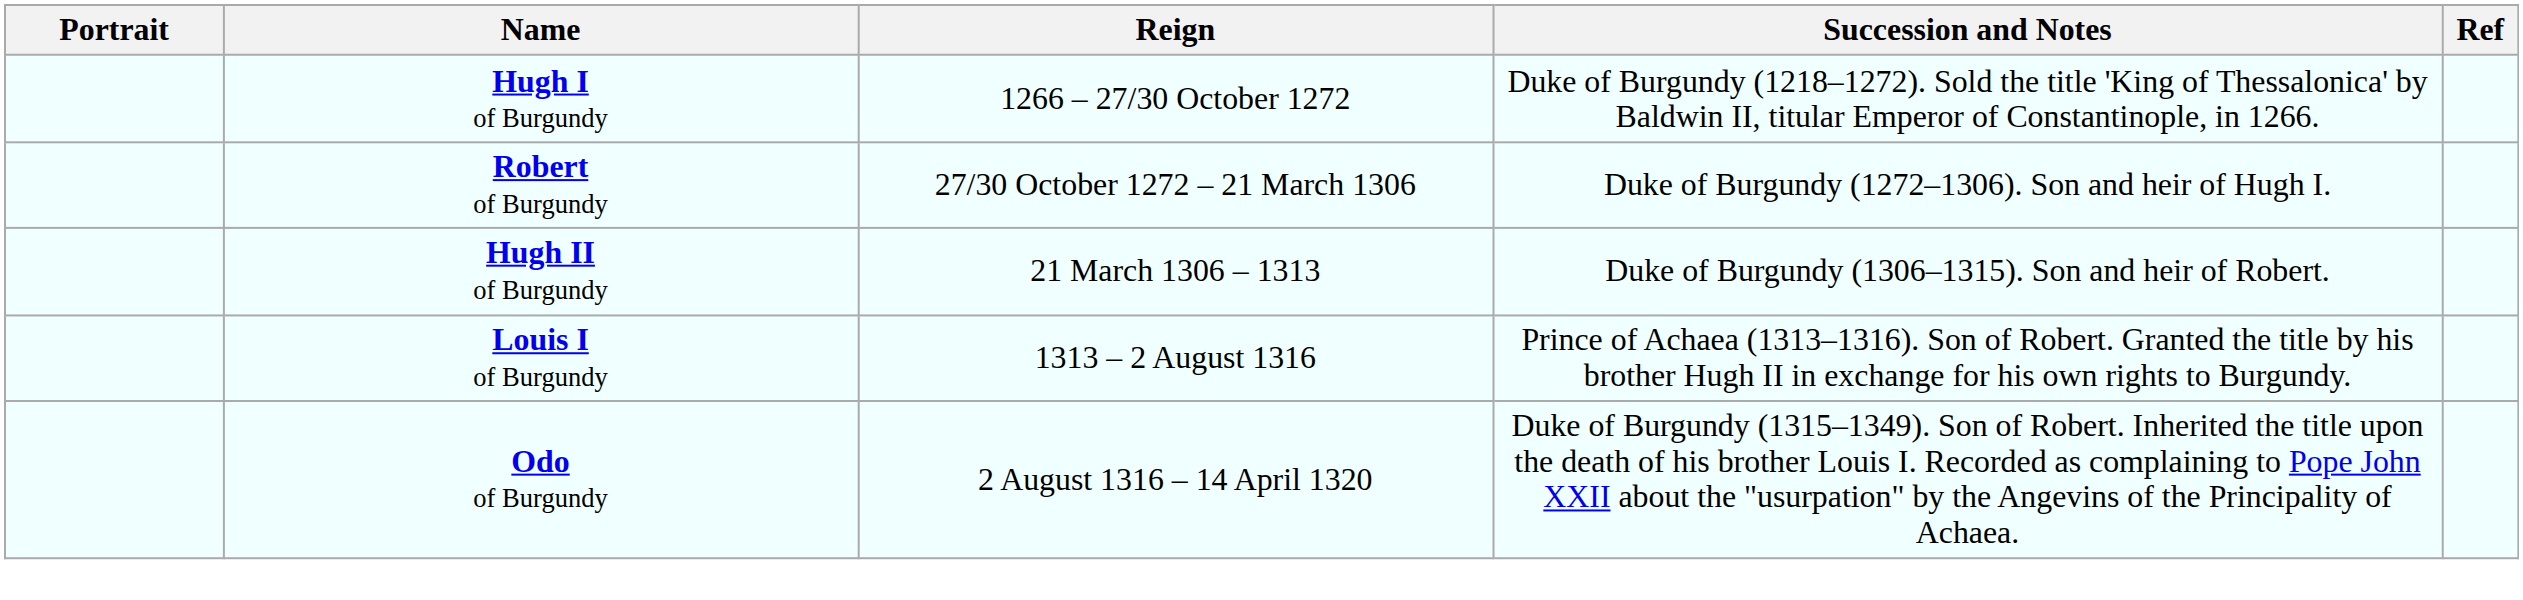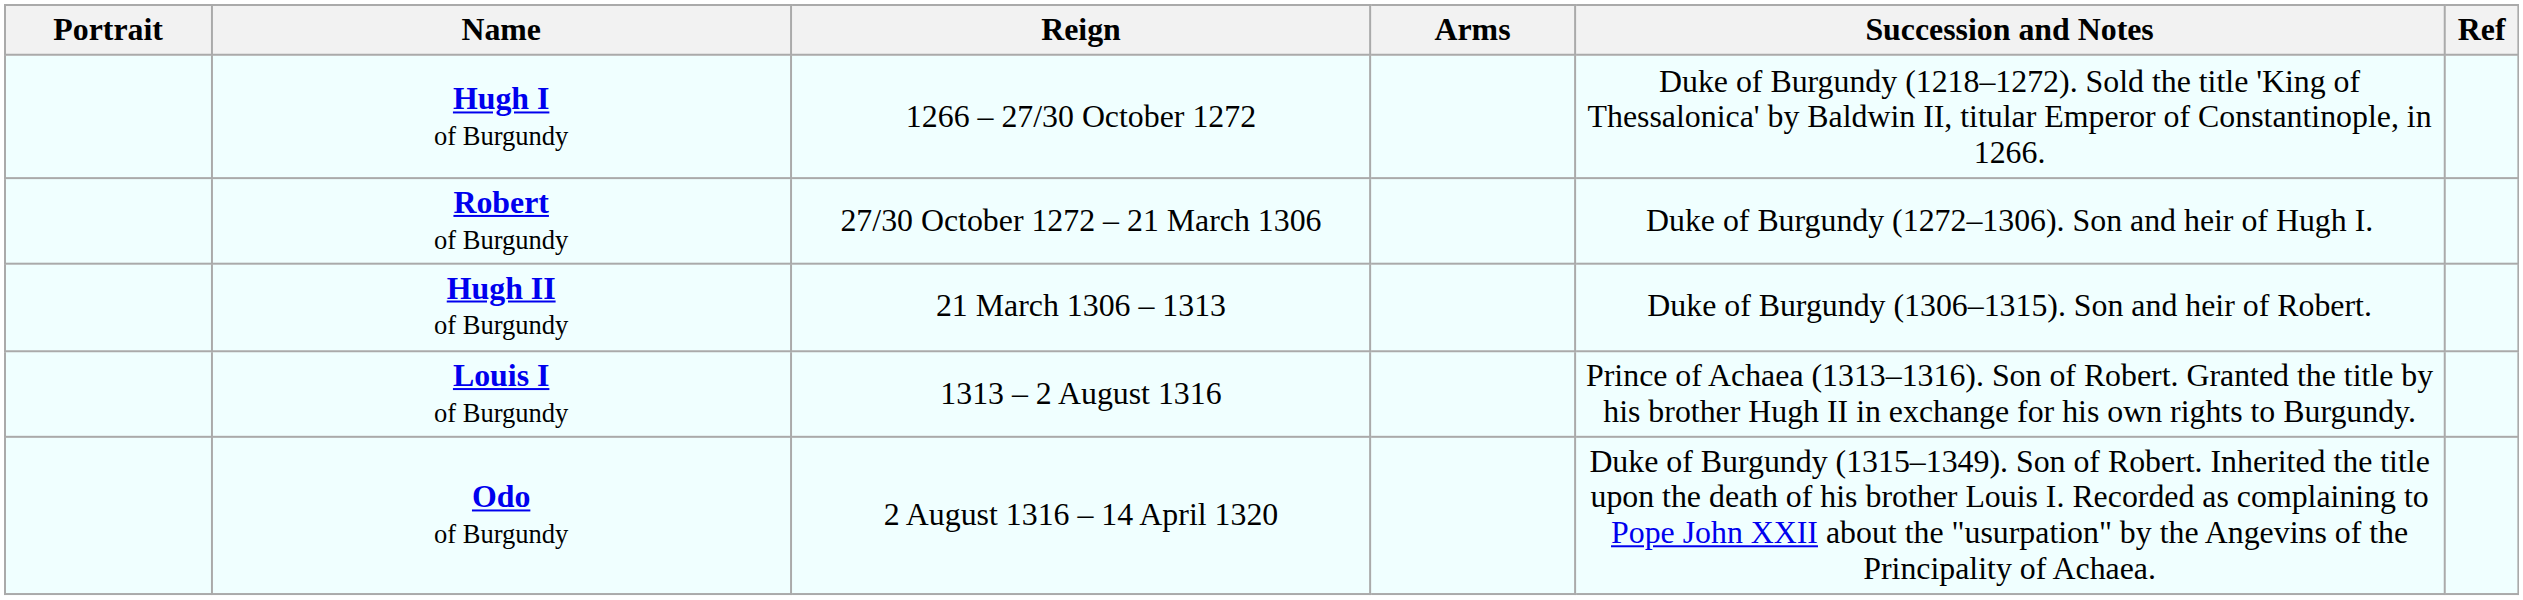+ column: (1473, 29)
